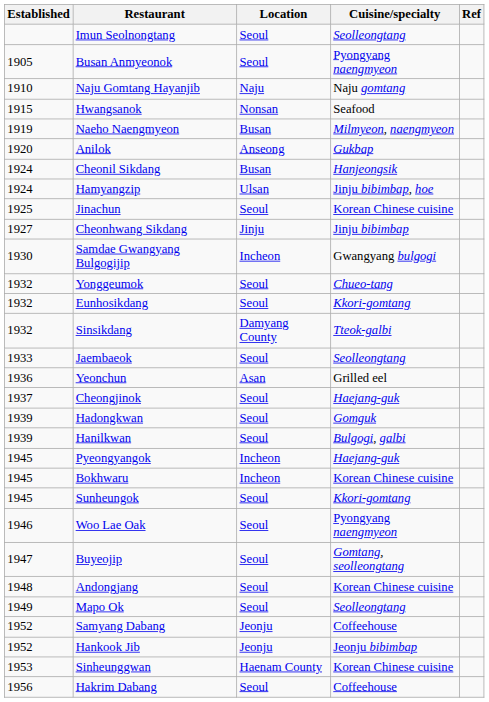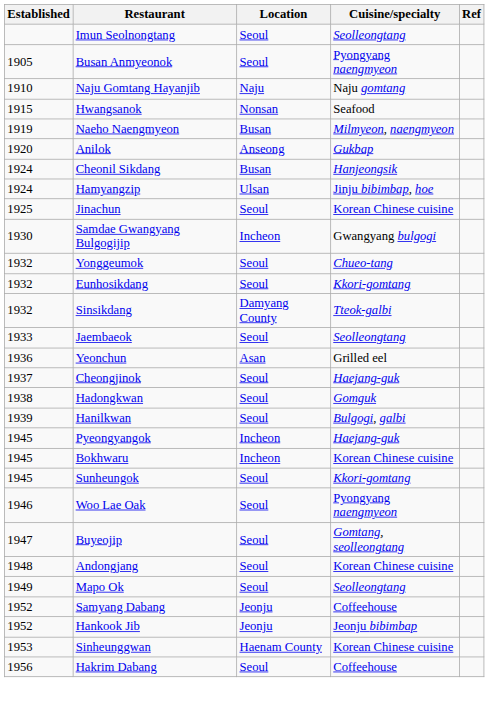- row: (131, 229)
(20, 418) 1939 -> (20, 397) 1938
